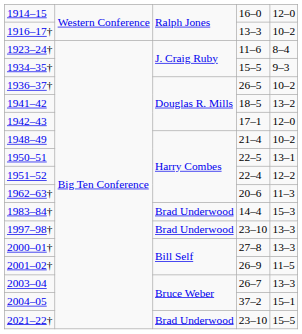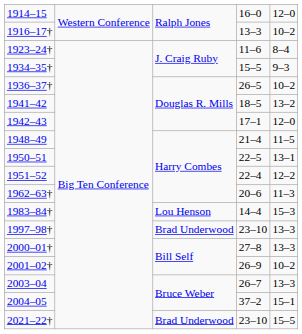(284, 139) 10–2 -> (284, 139) 11–5
(194, 211) Brad Underwood -> (183, 211) Lou Henson
(284, 265) 11–5 -> (284, 265) 10–2
